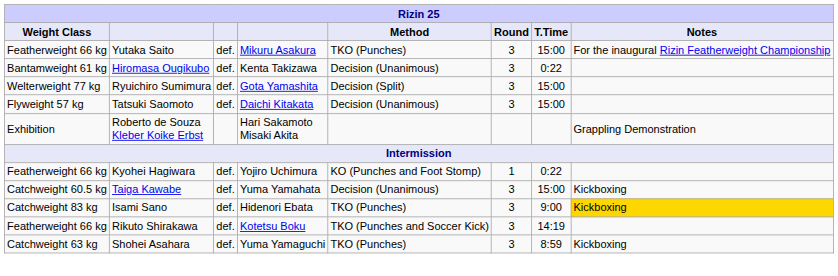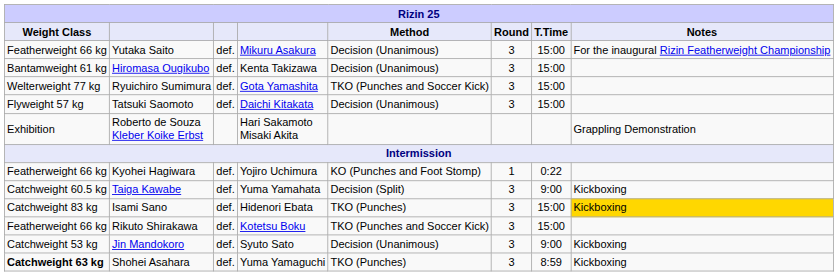(368, 50) TKO (Punches) -> (385, 50) Decision (Unanimous)
(551, 68) 0:22 -> (551, 68) 15:00
(367, 86) Decision (Split) -> (410, 86) TKO (Punches and Soccer Kick)
(385, 189) Decision (Unanimous) -> (367, 189) Decision (Split)
(551, 189) 15:00 -> (551, 189) 9:00
(551, 208) 9:00 -> (551, 208) 15:00
(551, 226) 14:19 -> (551, 226) 15:00
+ row: (148, 244)
(52, 244) normal -> (55, 262) bold
